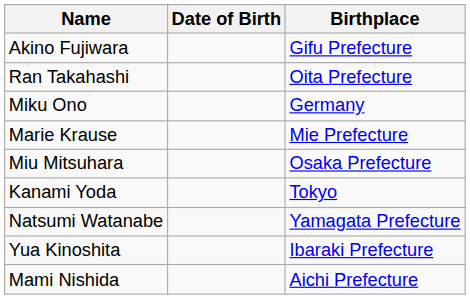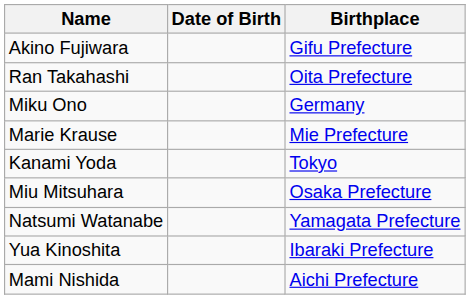rows swapped: (66, 163) <-> (63, 192)
